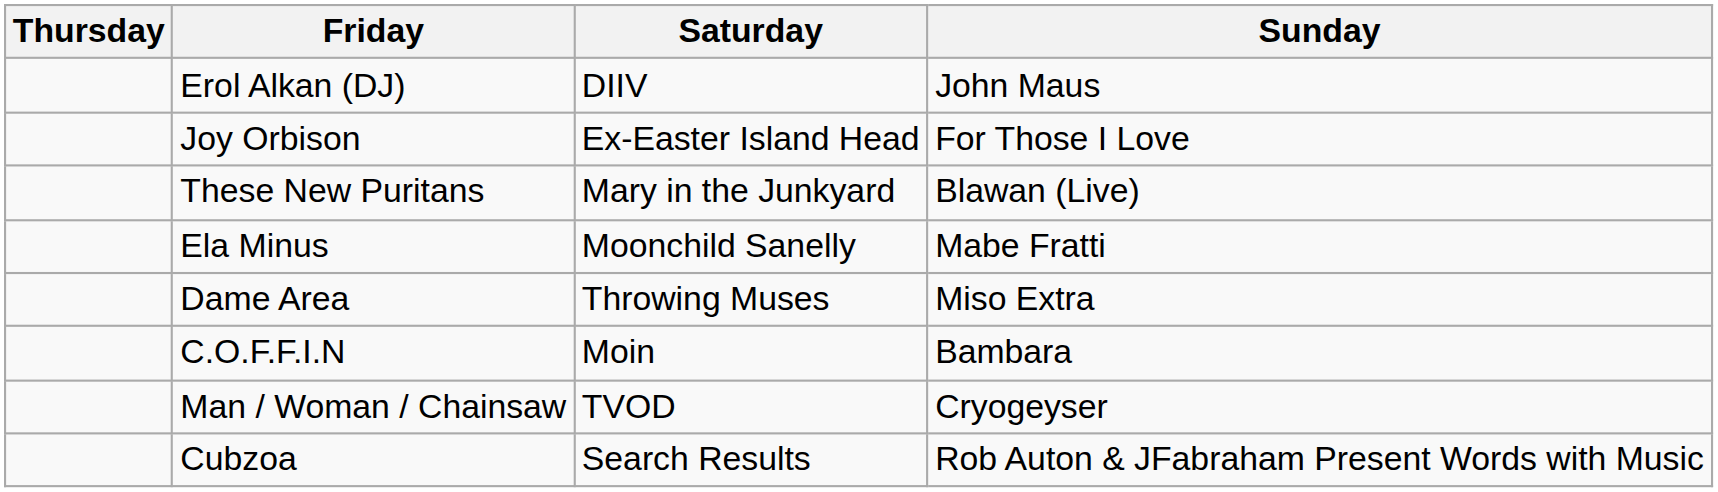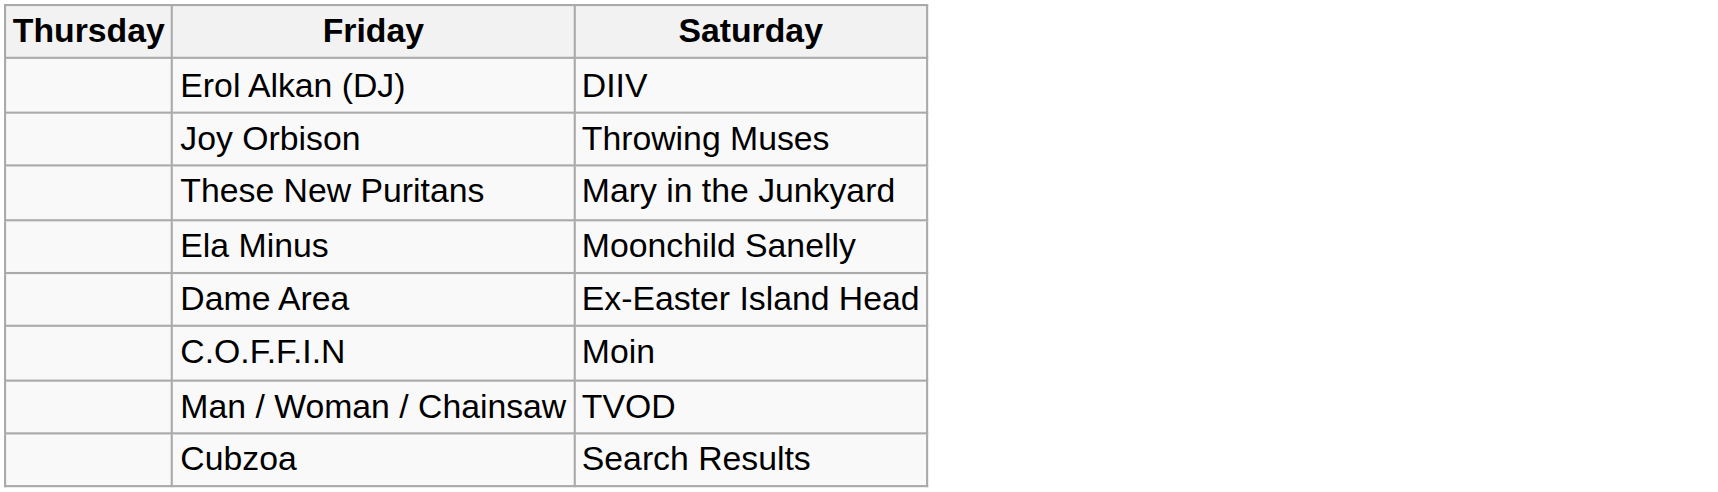- column: (1319, 31)
(751, 138) Ex-Easter Island Head -> (706, 138) Throwing Muses
(706, 298) Throwing Muses -> (751, 298) Ex-Easter Island Head
